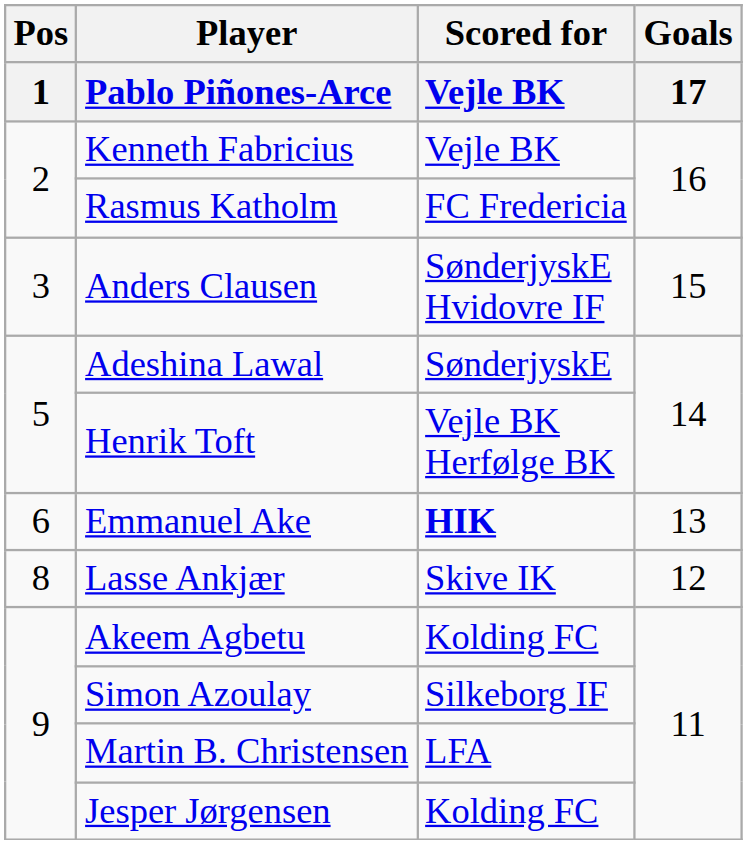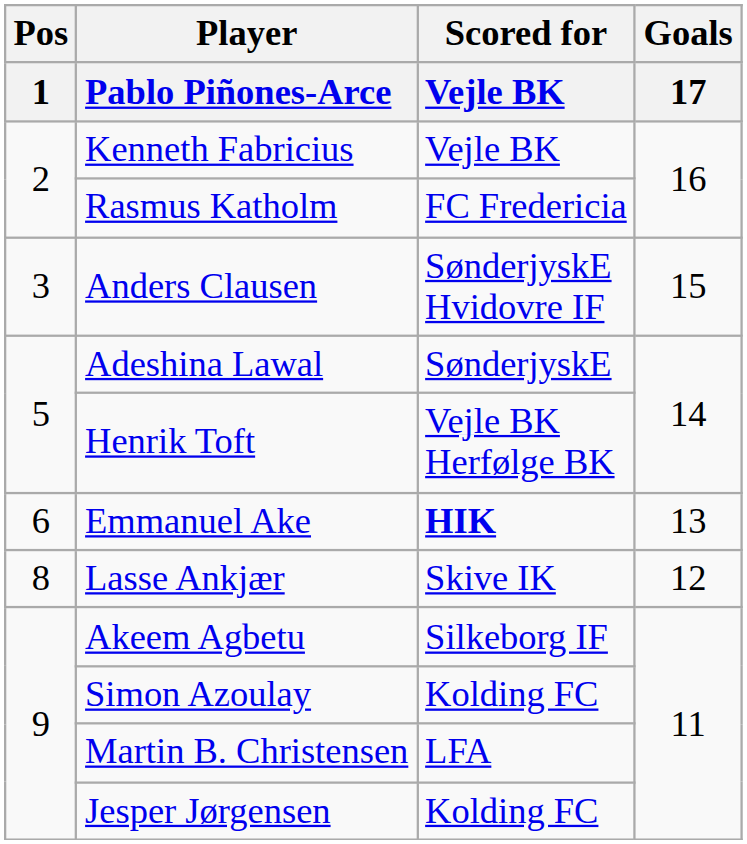(512, 636) Kolding FC -> (517, 636) Silkeborg IF
(517, 694) Silkeborg IF -> (512, 694) Kolding FC
